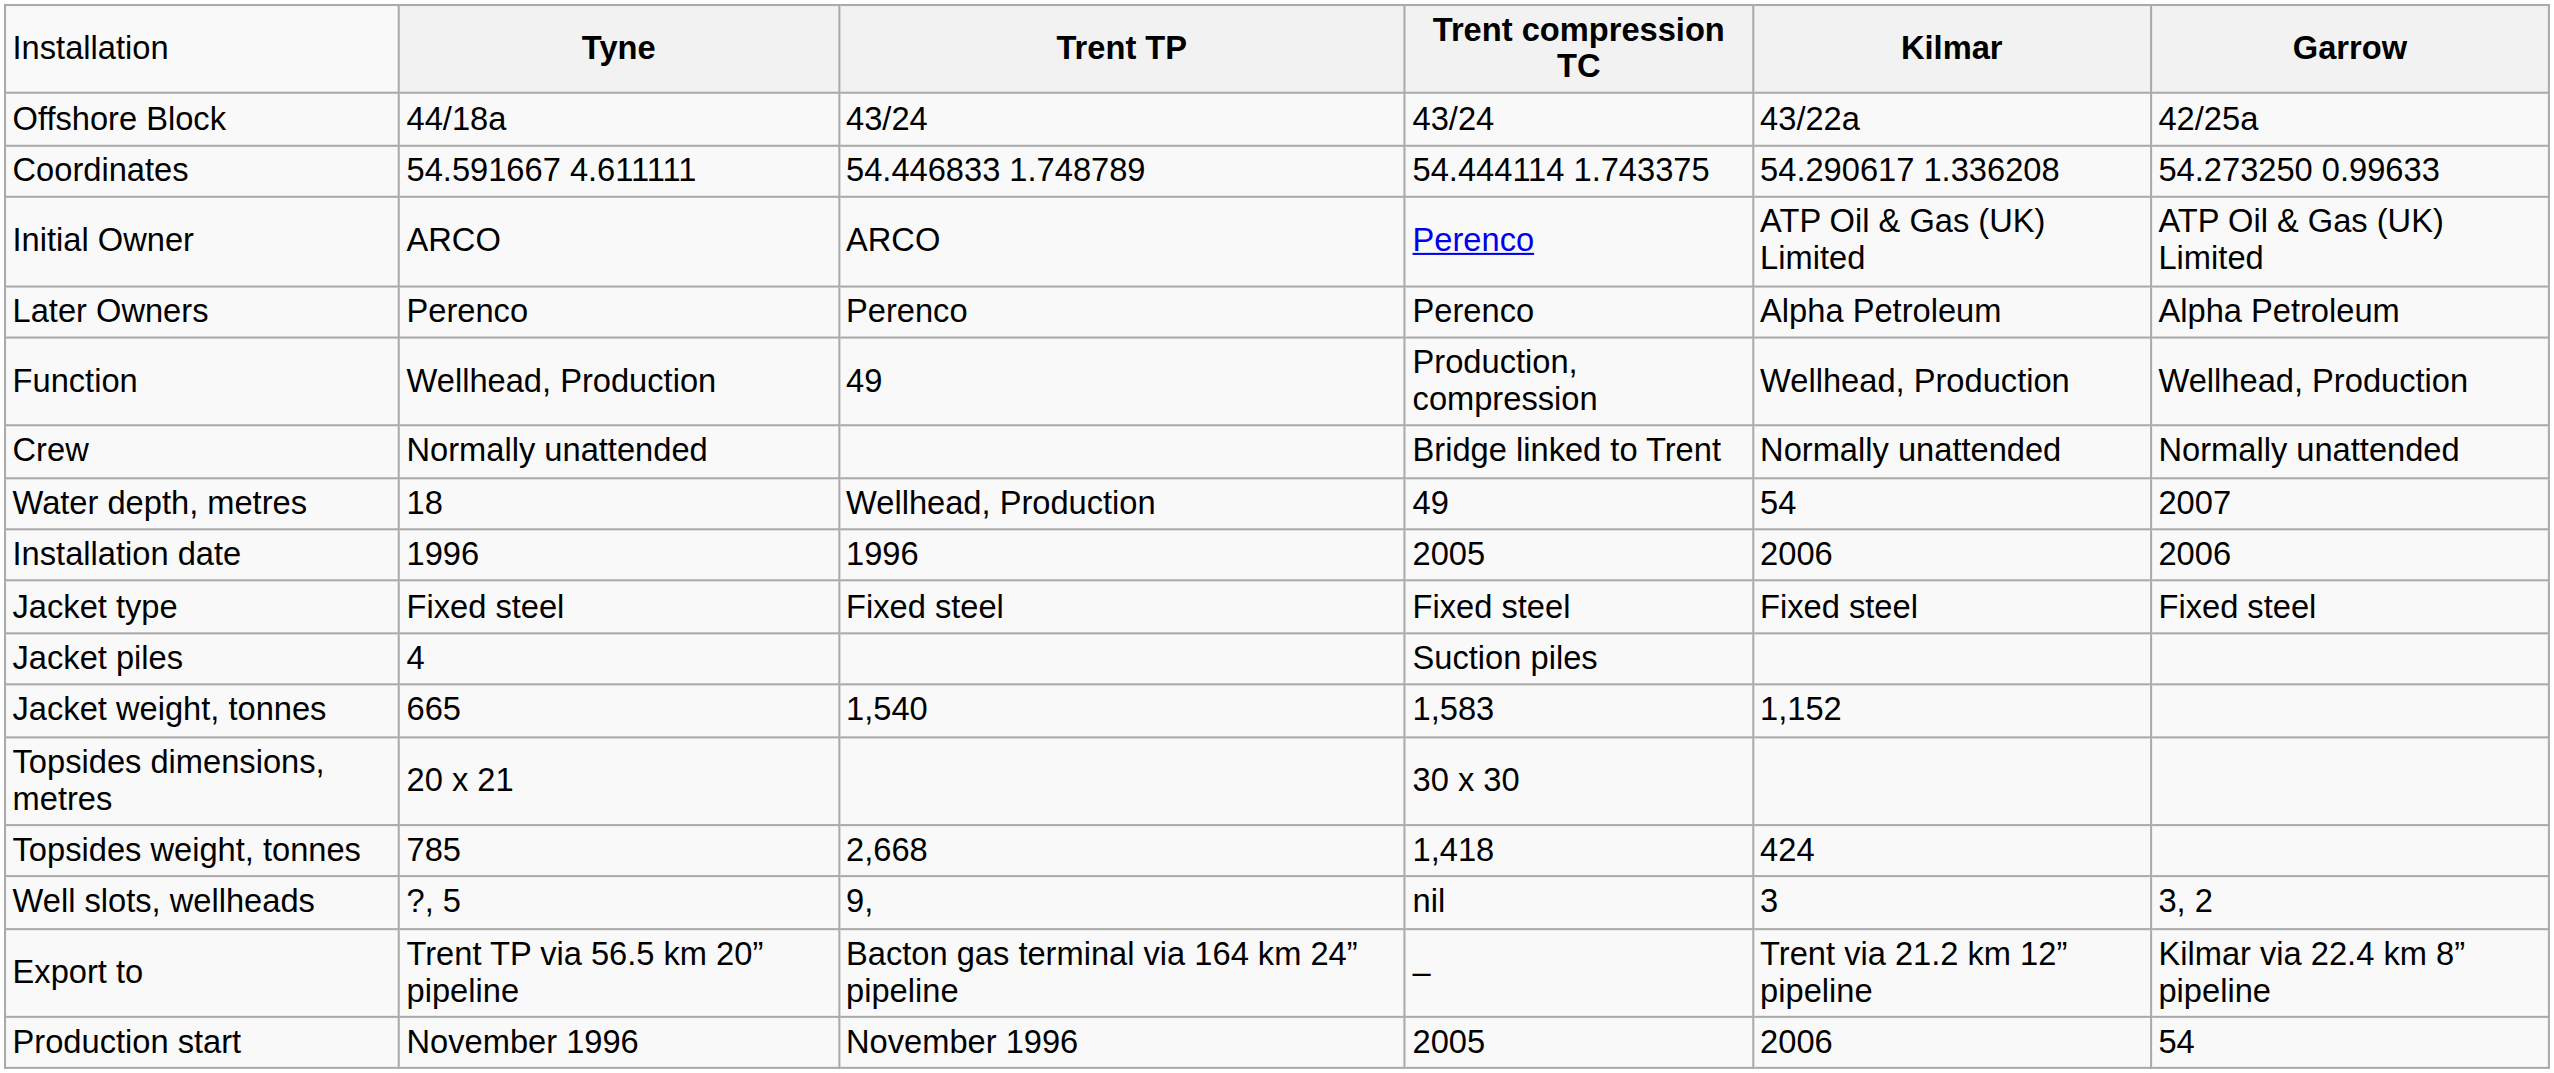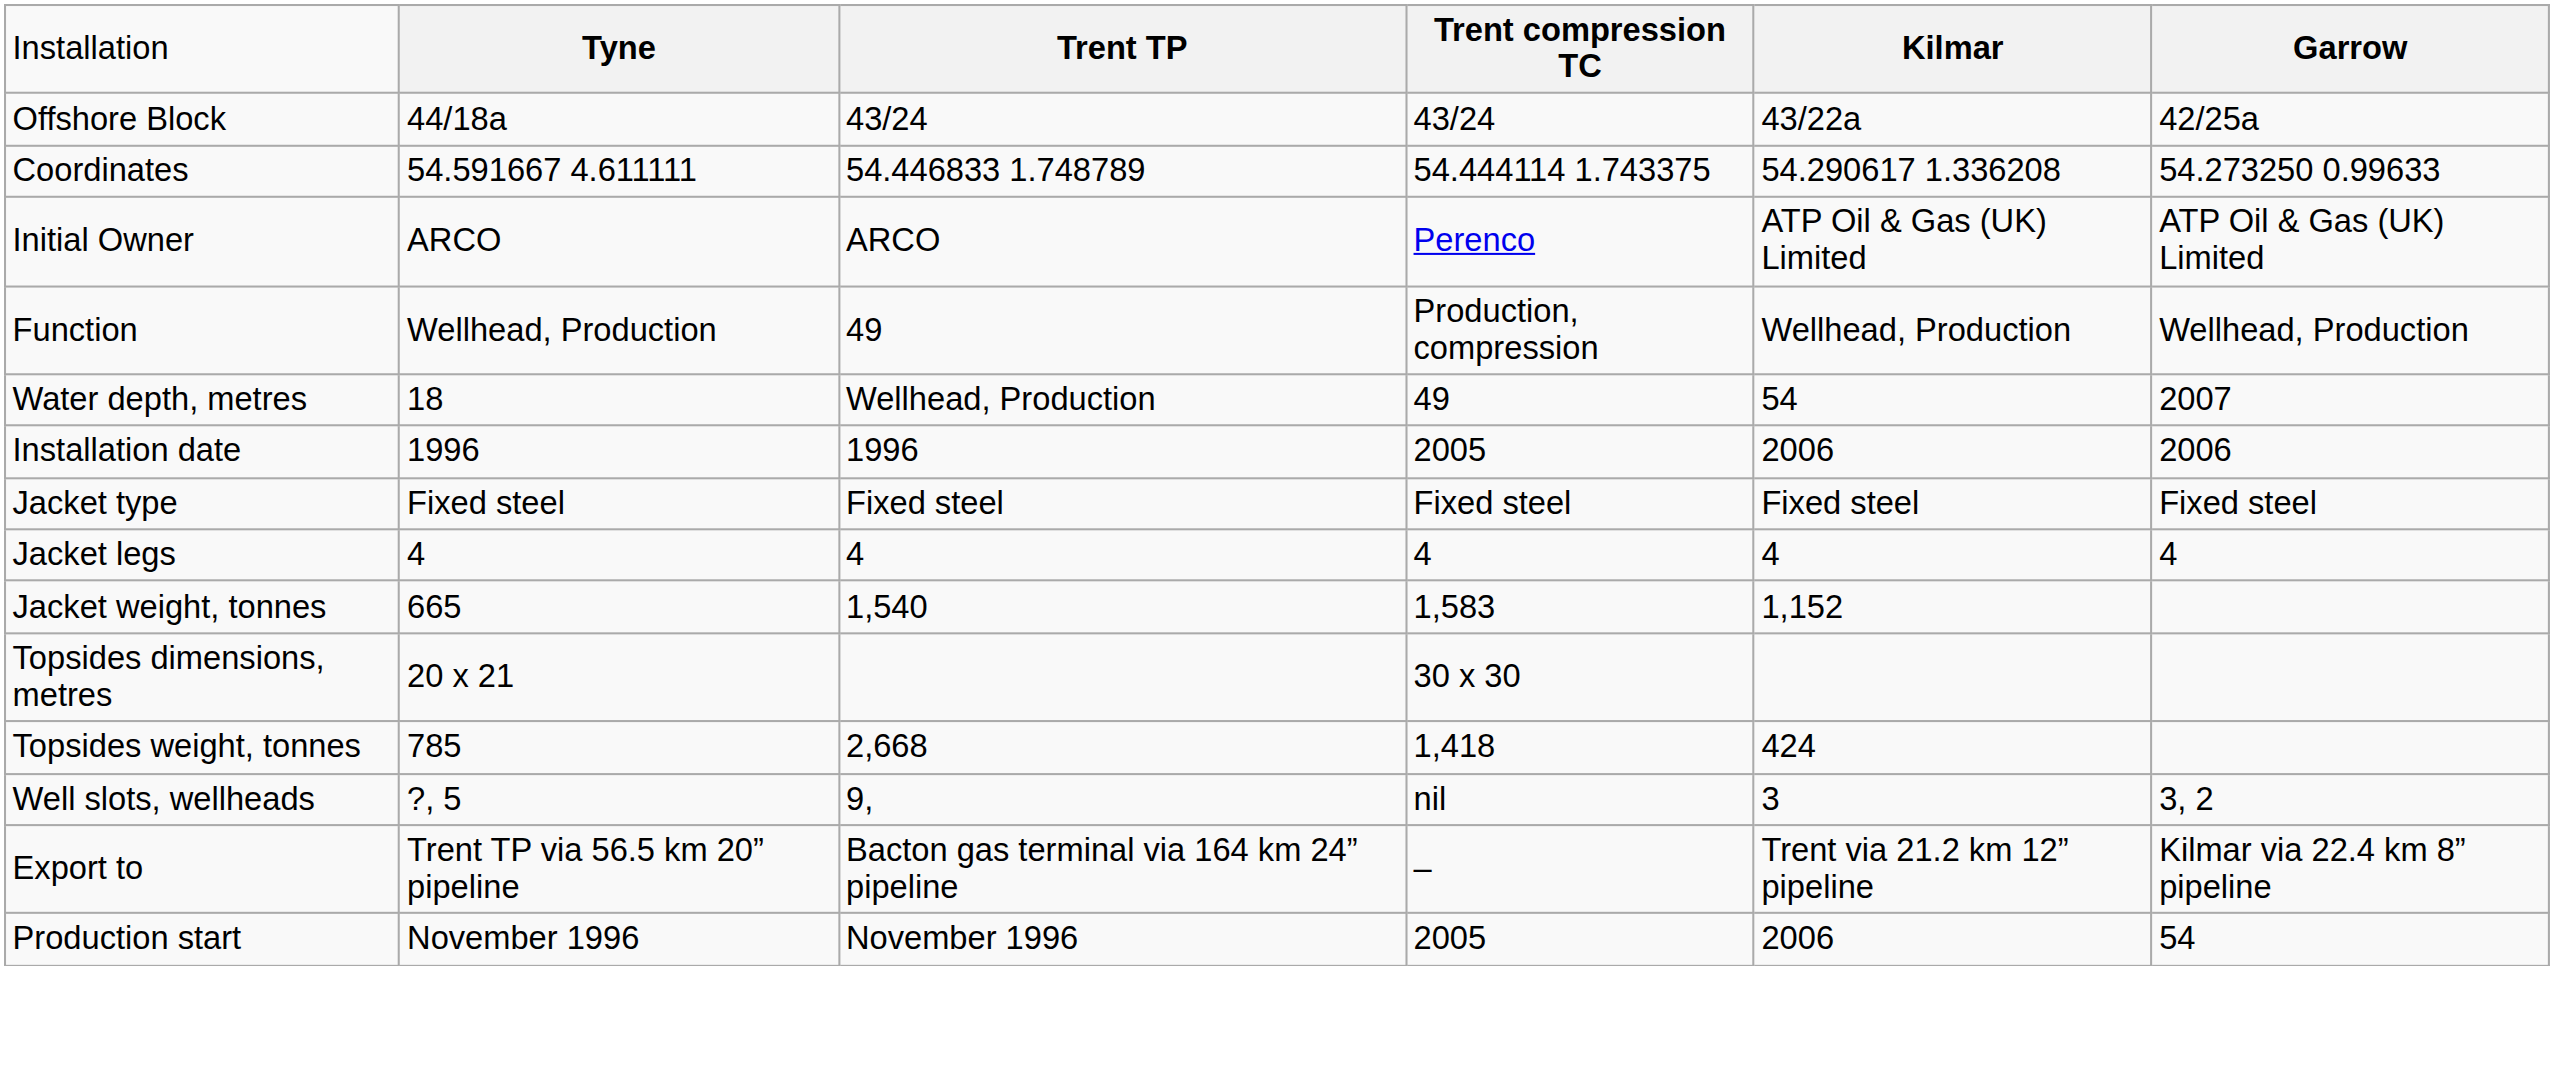- row: (111, 310)
- row: (51, 451)
+ row: (94, 554)
- row: (98, 658)
